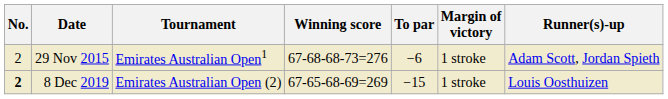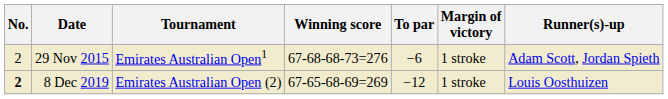(414, 82) −15 -> (414, 82) −12
